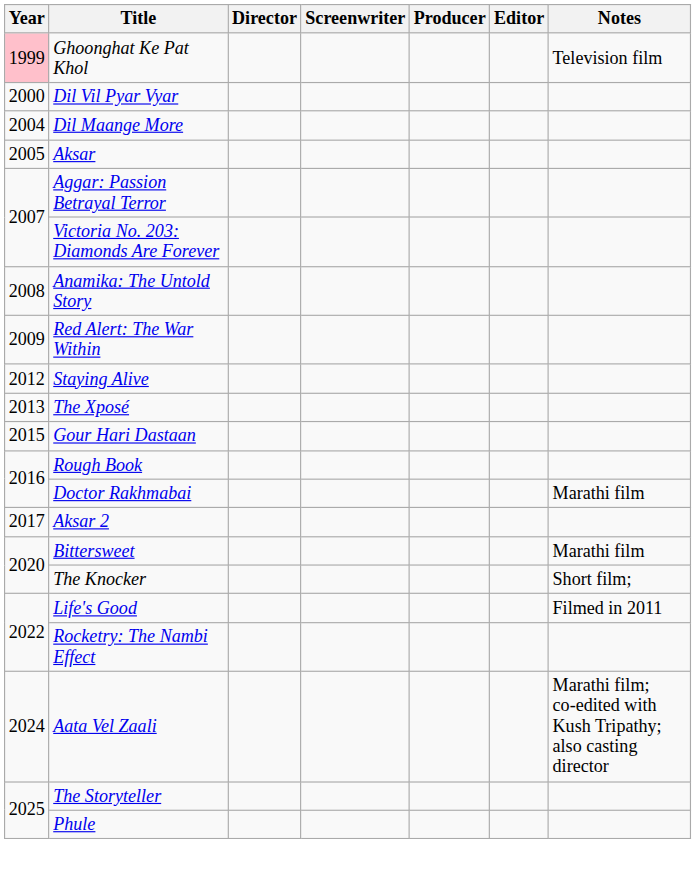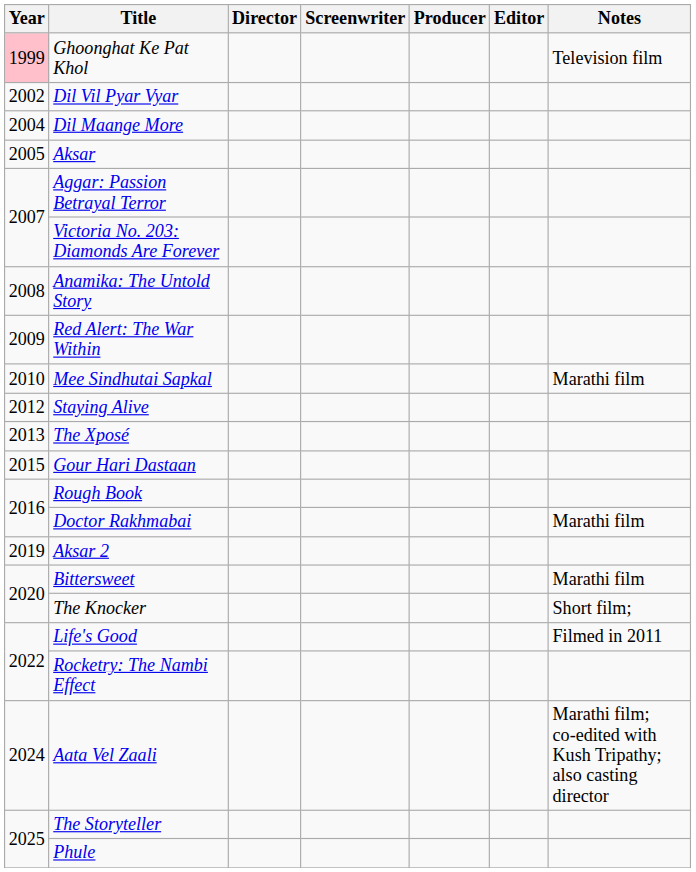(27, 96) 2000 -> (27, 96) 2002
+ row: (133, 378)
(27, 521) 2017 -> (27, 550) 2019
